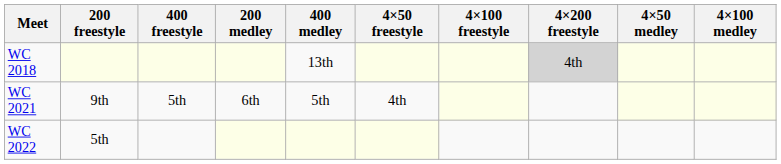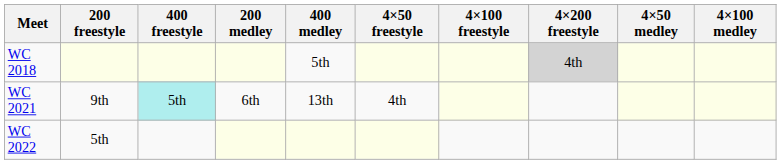(320, 62) 13th -> (320, 62) 5th
(177, 101) no background -> (177, 101) paleturquoise background
(320, 101) 5th -> (320, 101) 13th
